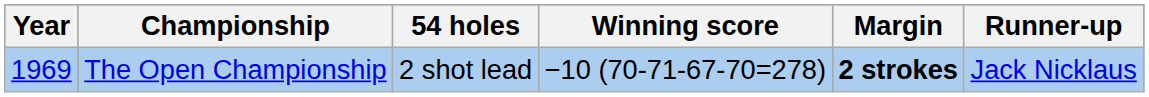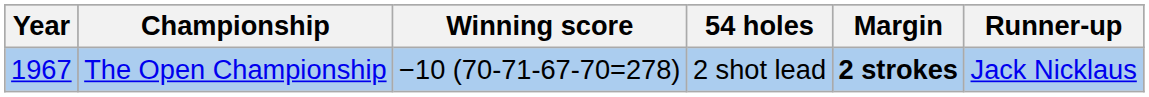columns swapped: (466, 26) <-> (685, 26)
(41, 69) 1969 -> (41, 69) 1967
